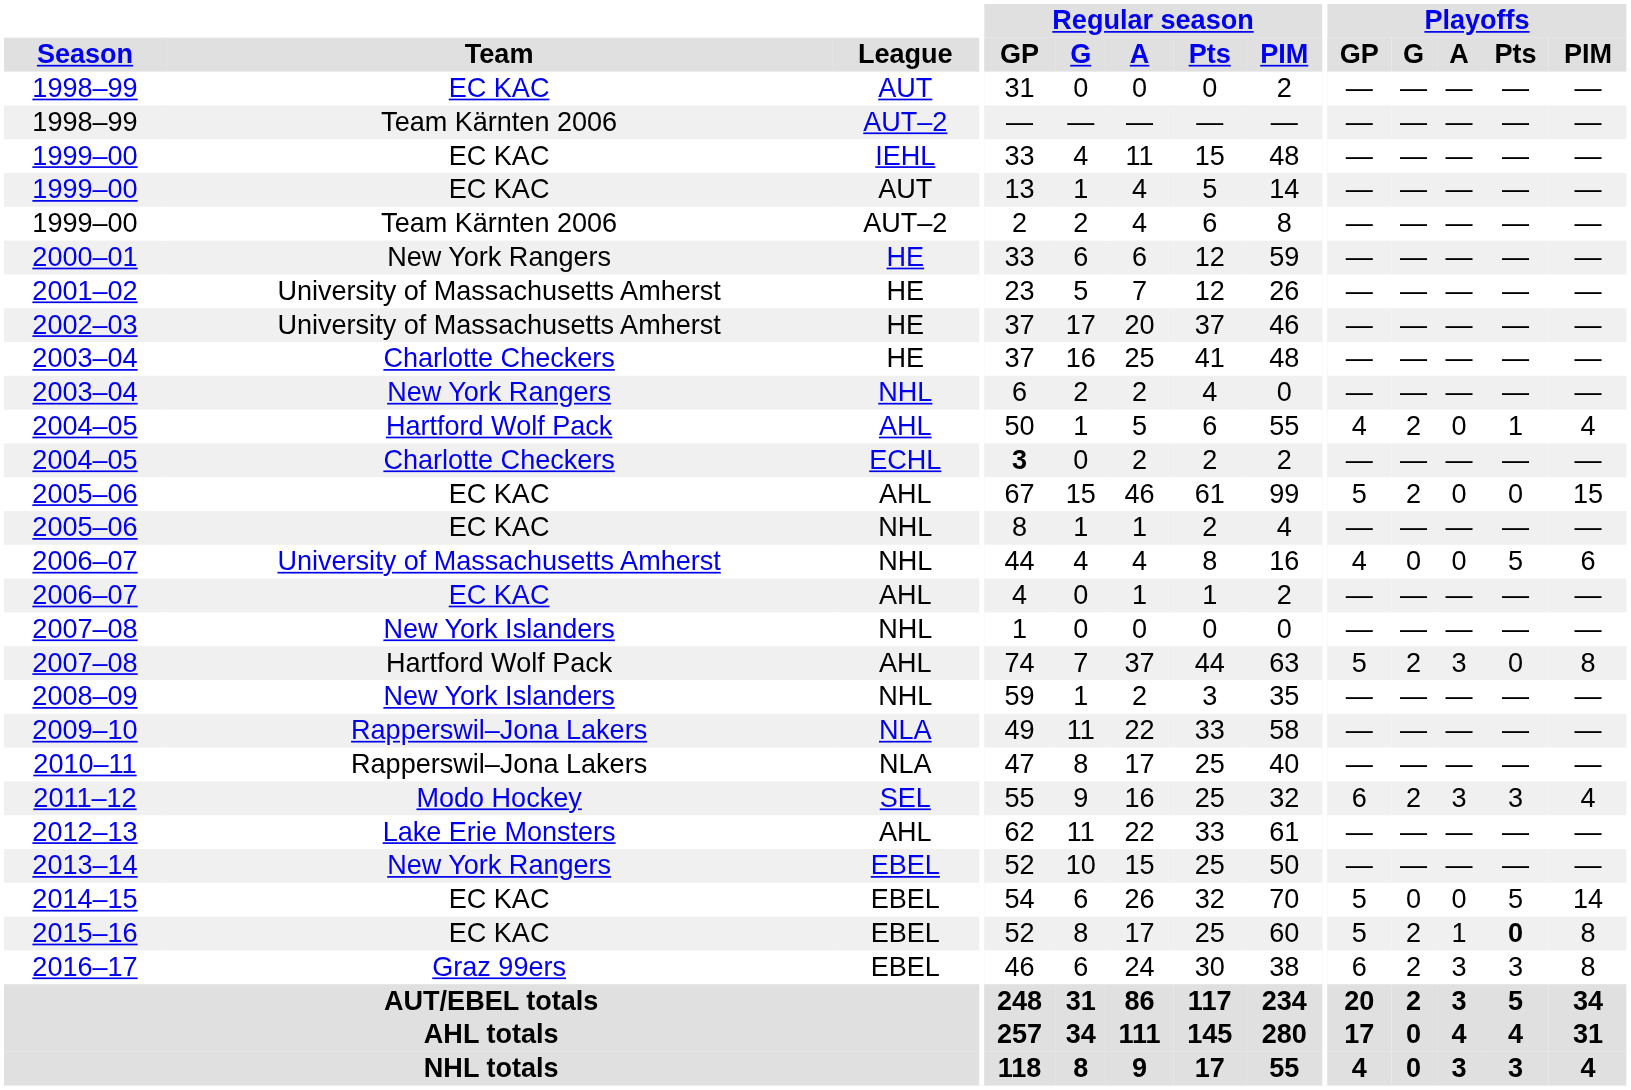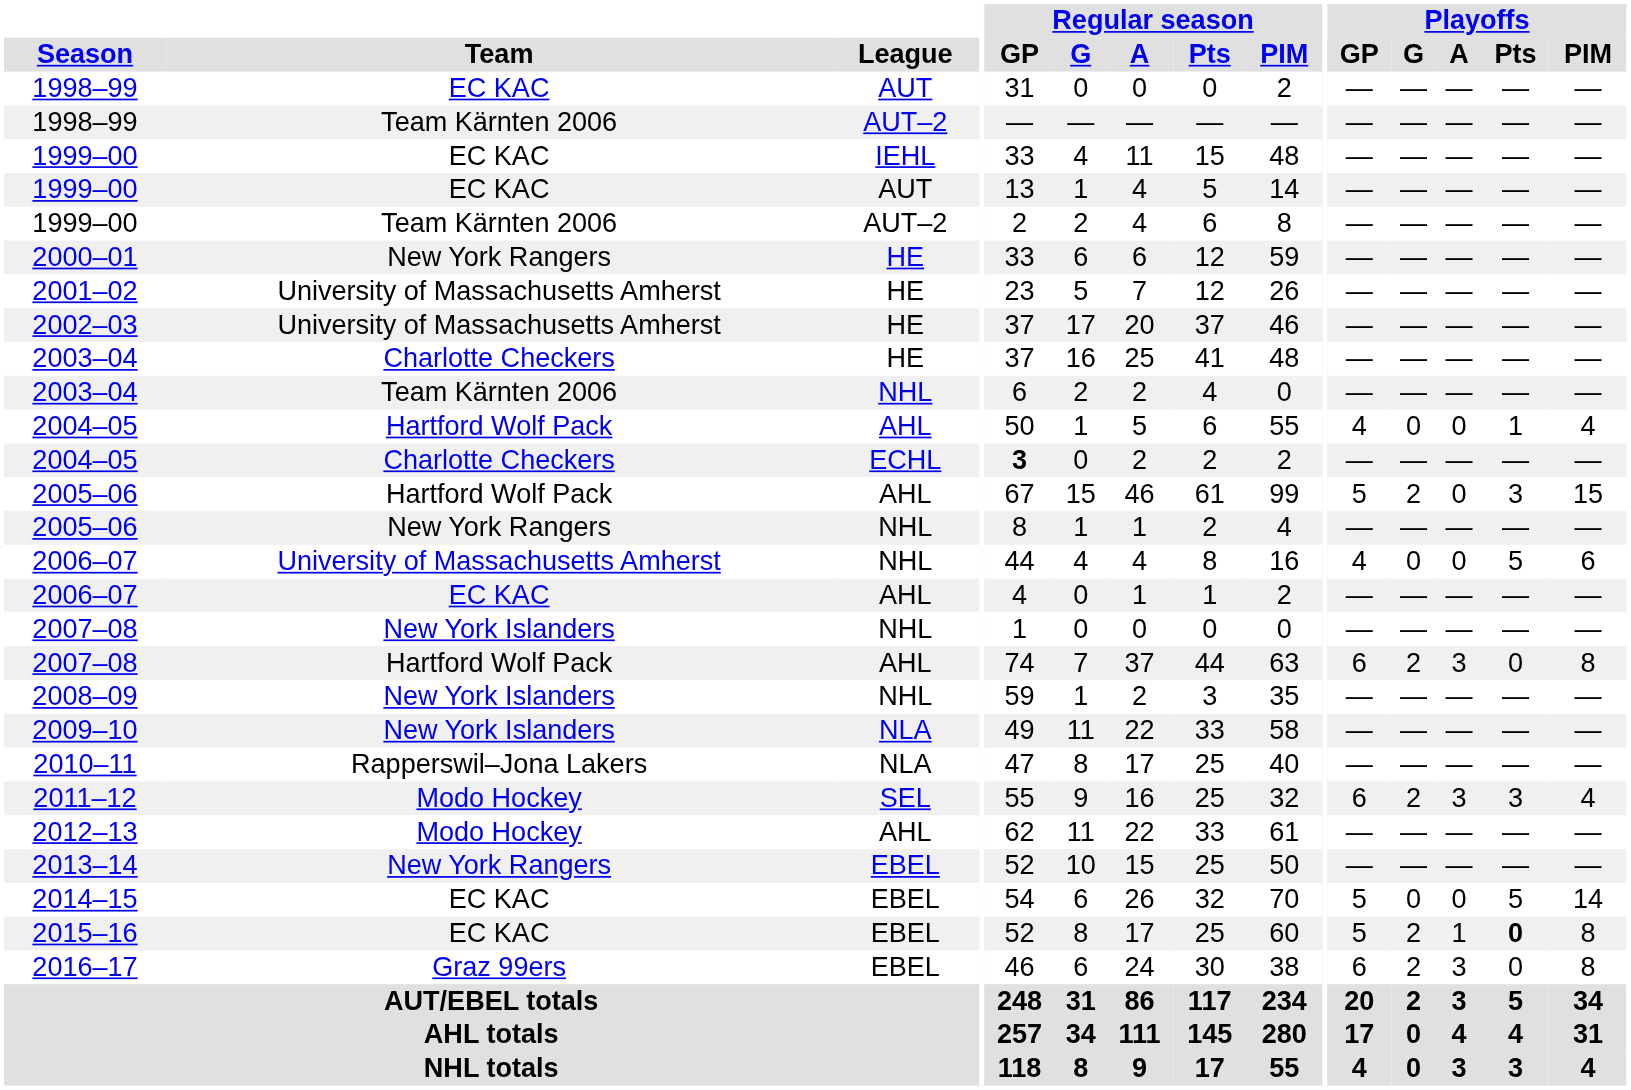(499, 392) New York Rangers -> (499, 392) Team Kärnten 2006
(1414, 426) 2 -> (1414, 426) 0
(499, 493) EC KAC -> (499, 493) Hartford Wolf Pack
(1516, 493) 0 -> (1516, 493) 3
(499, 527) EC KAC -> (499, 527) New York Rangers
(1359, 662) 5 -> (1359, 662) 6
(499, 730) Rapperswil–Jona Lakers -> (499, 730) New York Islanders
(499, 831) Lake Erie Monsters -> (499, 831) Modo Hockey
(1516, 966) 3 -> (1516, 966) 0
